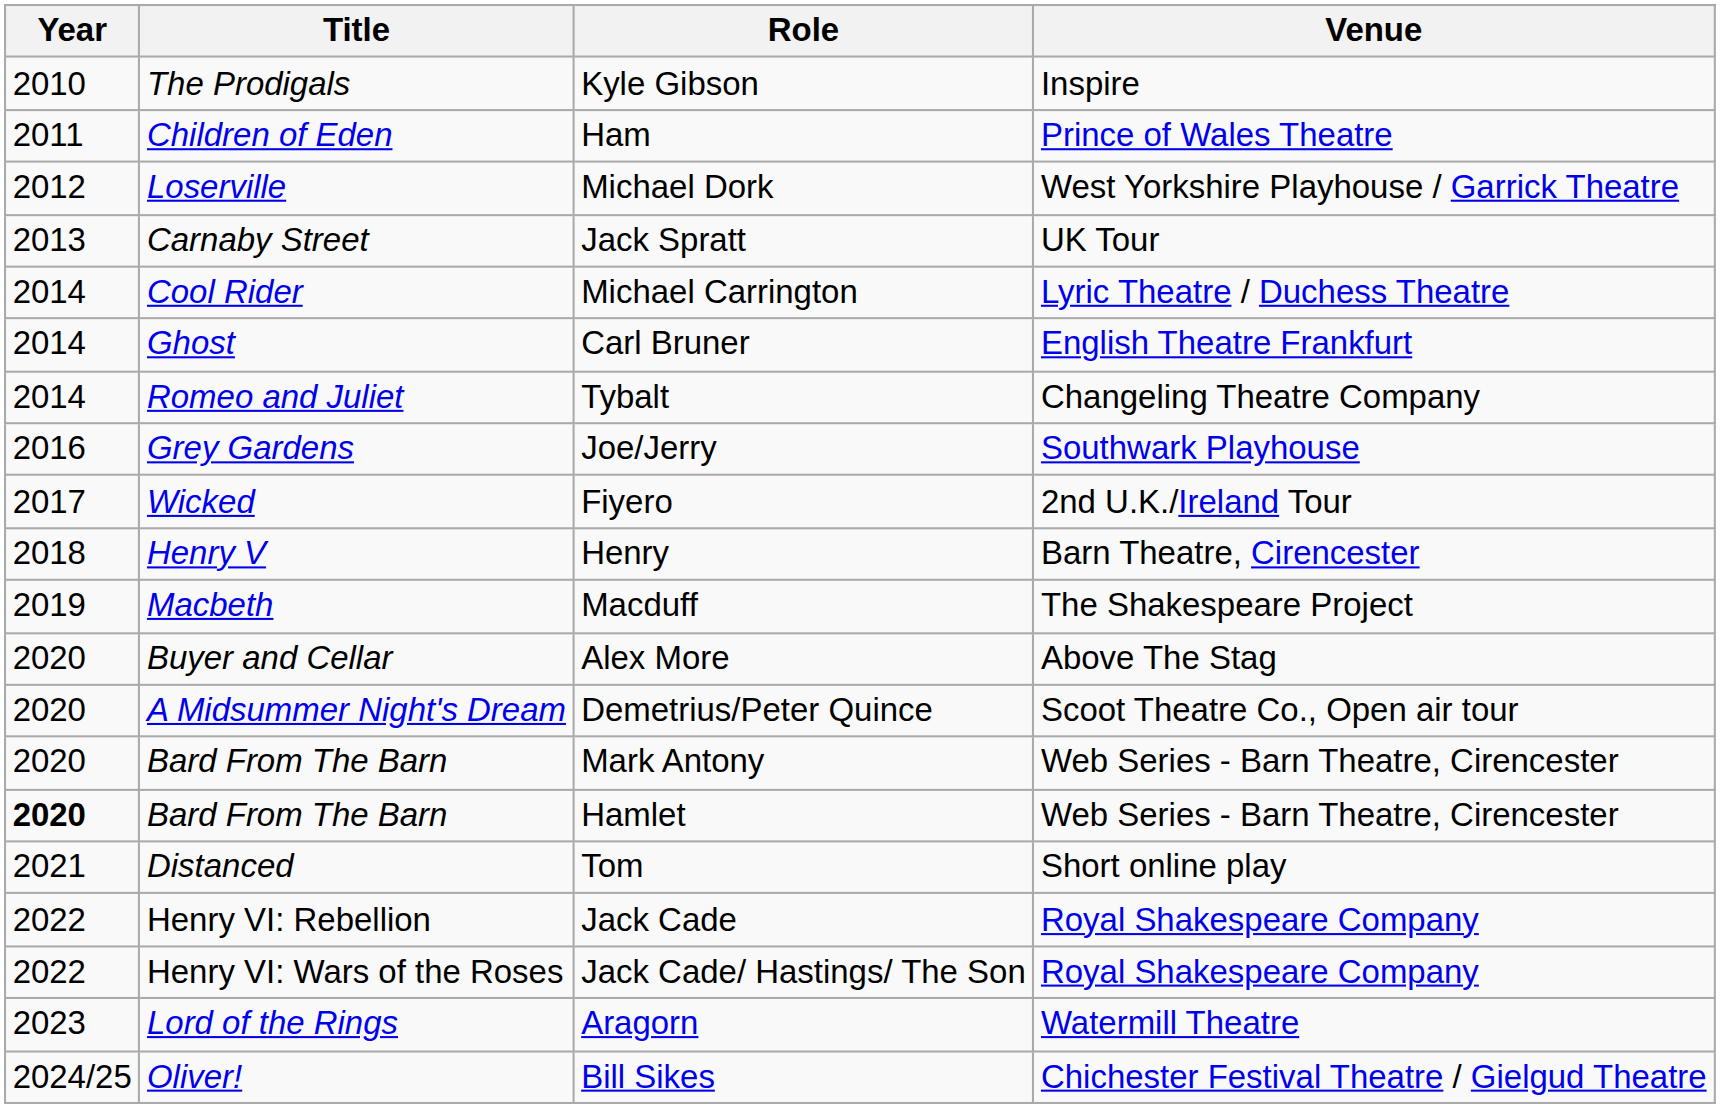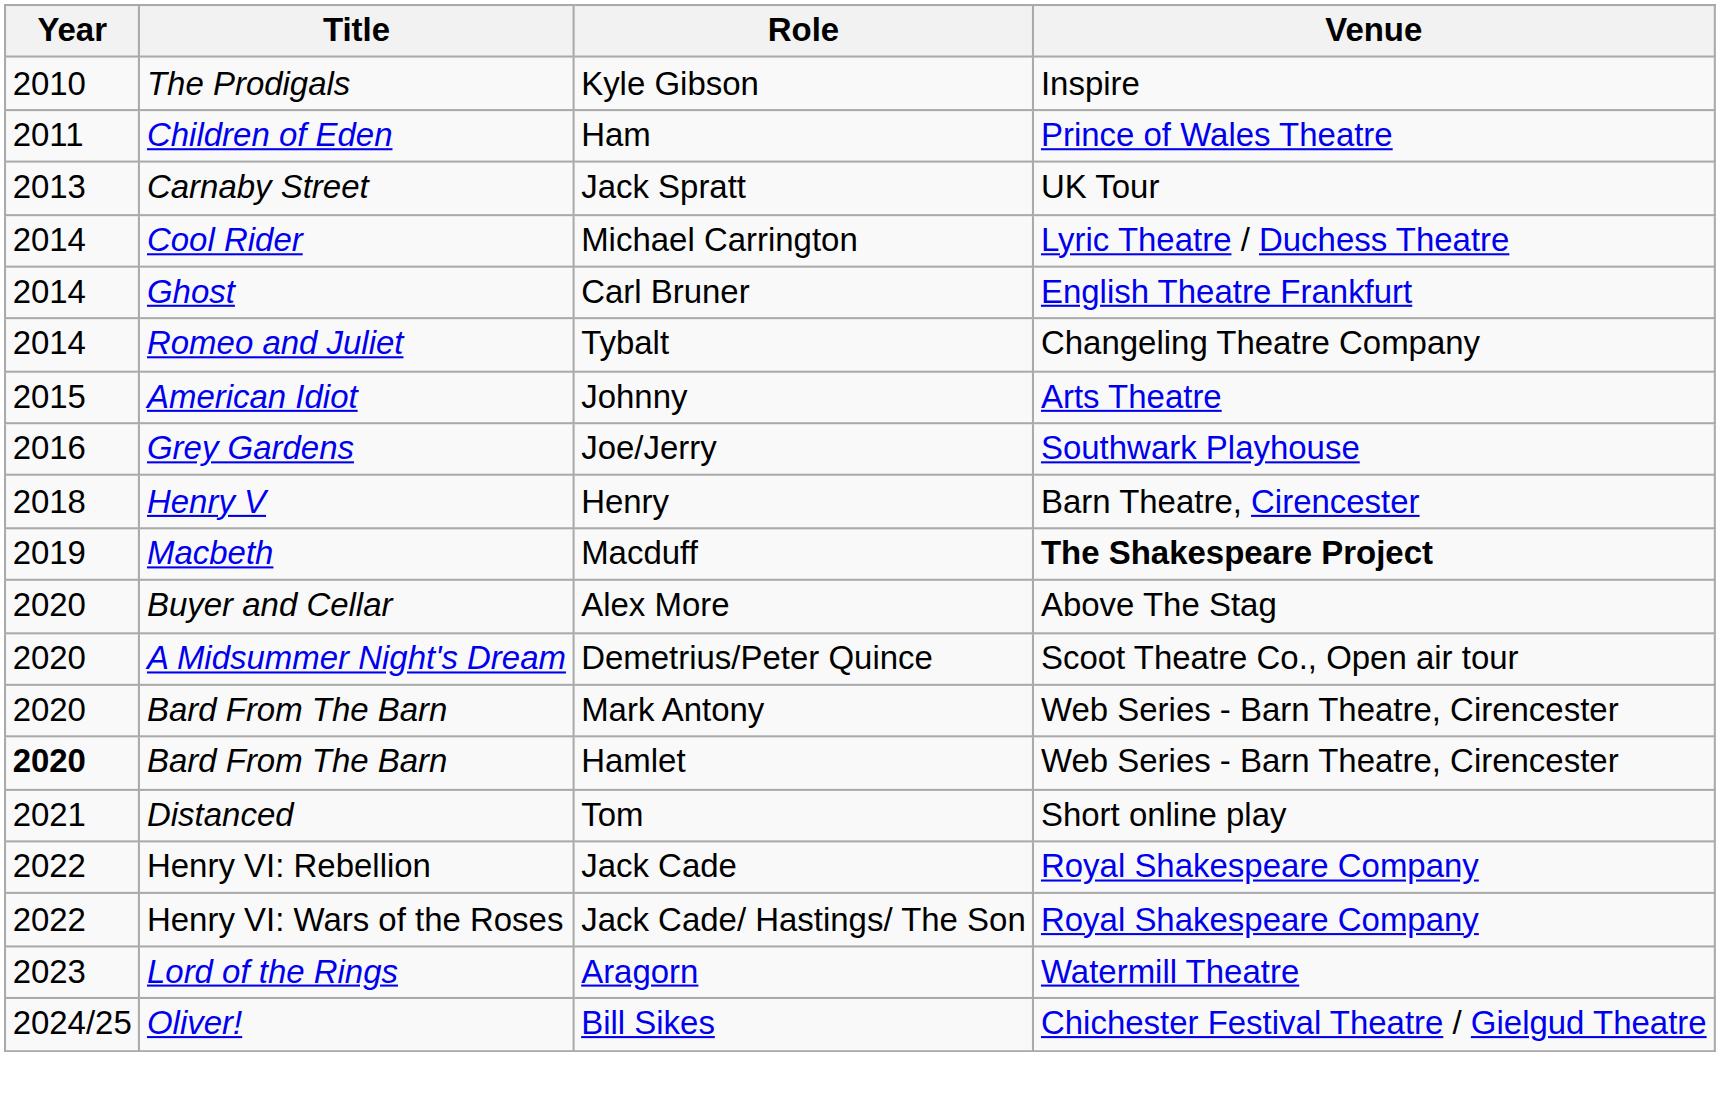- row: (677, 187)
+ row: (634, 396)
- row: (627, 501)
(1227, 605) normal -> (1237, 553) bold
